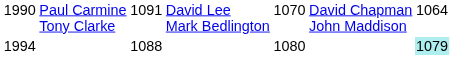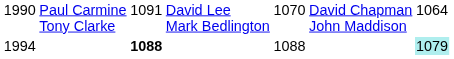(146, 46) normal -> (146, 46) bold
(289, 46) 1080 -> (289, 46) 1088
